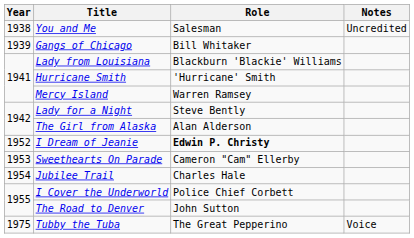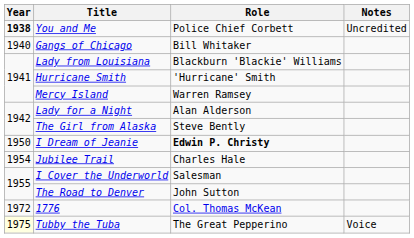(19, 29) normal -> (19, 29) bold
(197, 29) Salesman -> (233, 29) Police Chief Corbett
(19, 45) 1939 -> (19, 45) 1940
(209, 110) Steve Bently -> (212, 110) Alan Alderson
(212, 127) Alan Alderson -> (209, 127) Steve Bently
(19, 143) 1952 -> (19, 143) 1950
- row: (99, 159)
(233, 192) Police Chief Corbett -> (197, 176) Salesman
+ row: (48, 208)
(19, 225) no background -> (19, 225) lightyellow background
